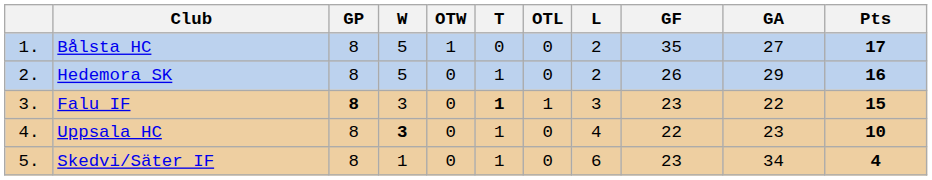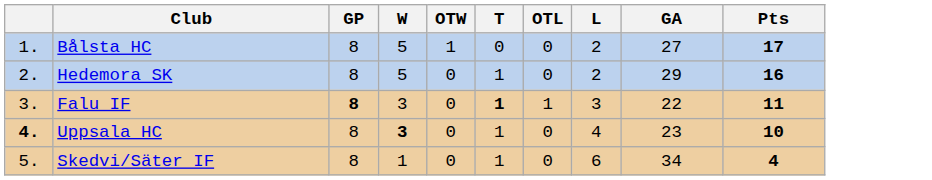- column: (671, 19)
(876, 104) 15 -> (774, 104) 11
(29, 132) normal -> (29, 132) bold
